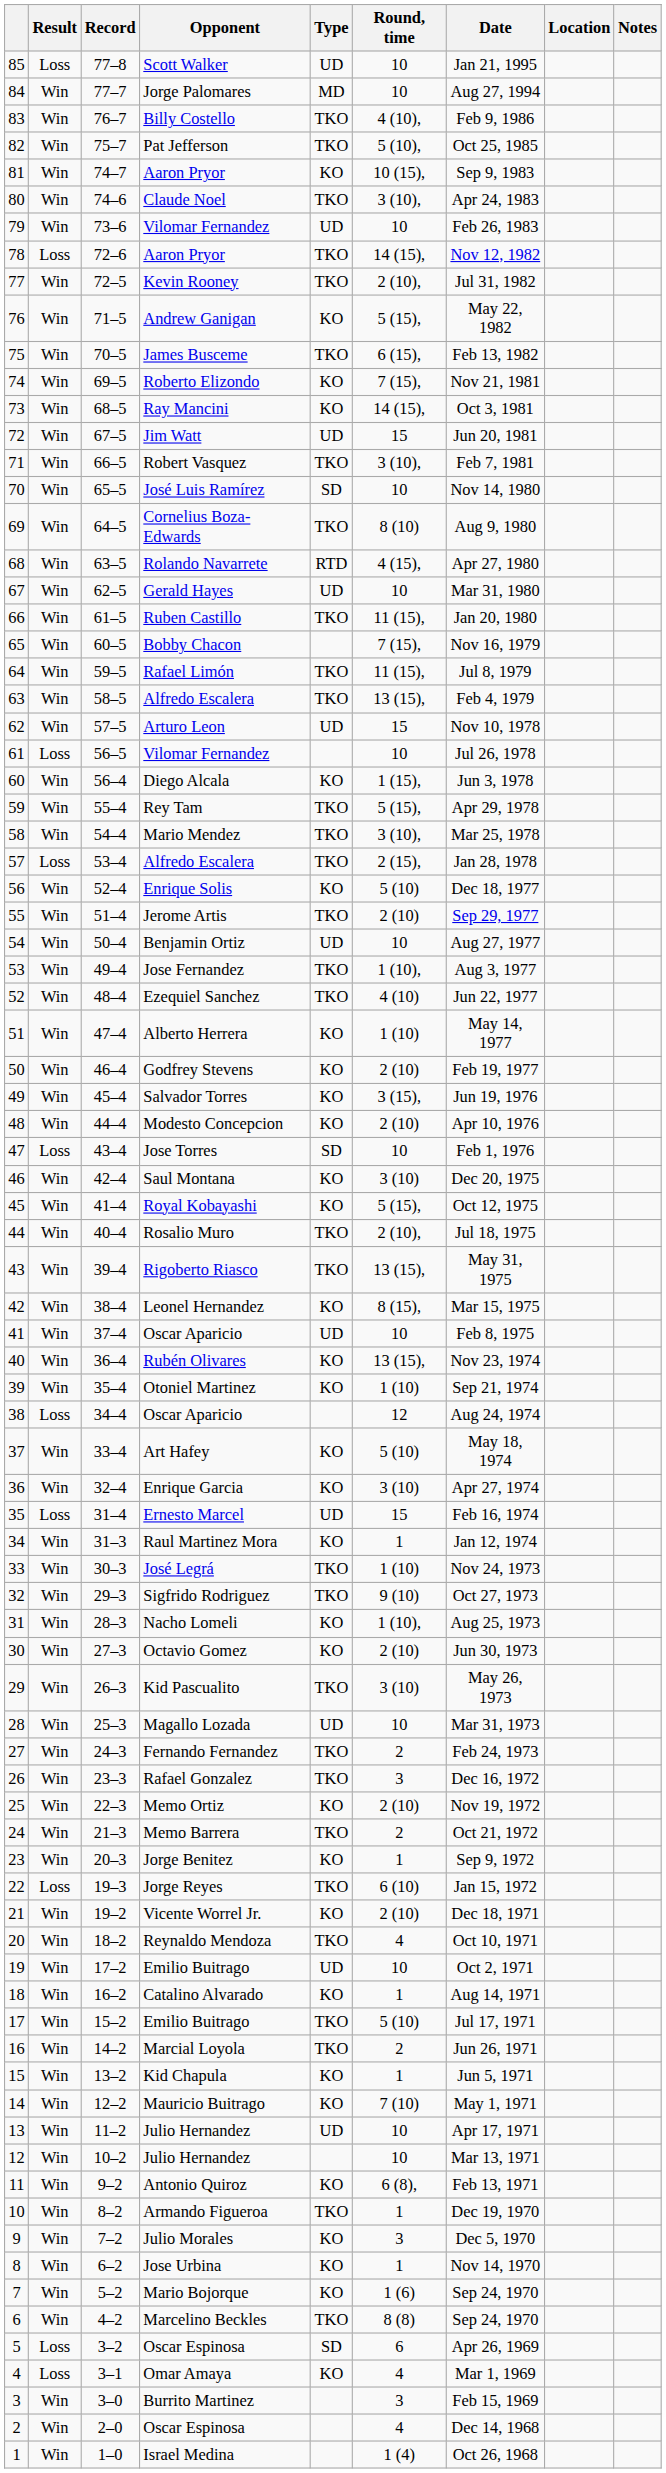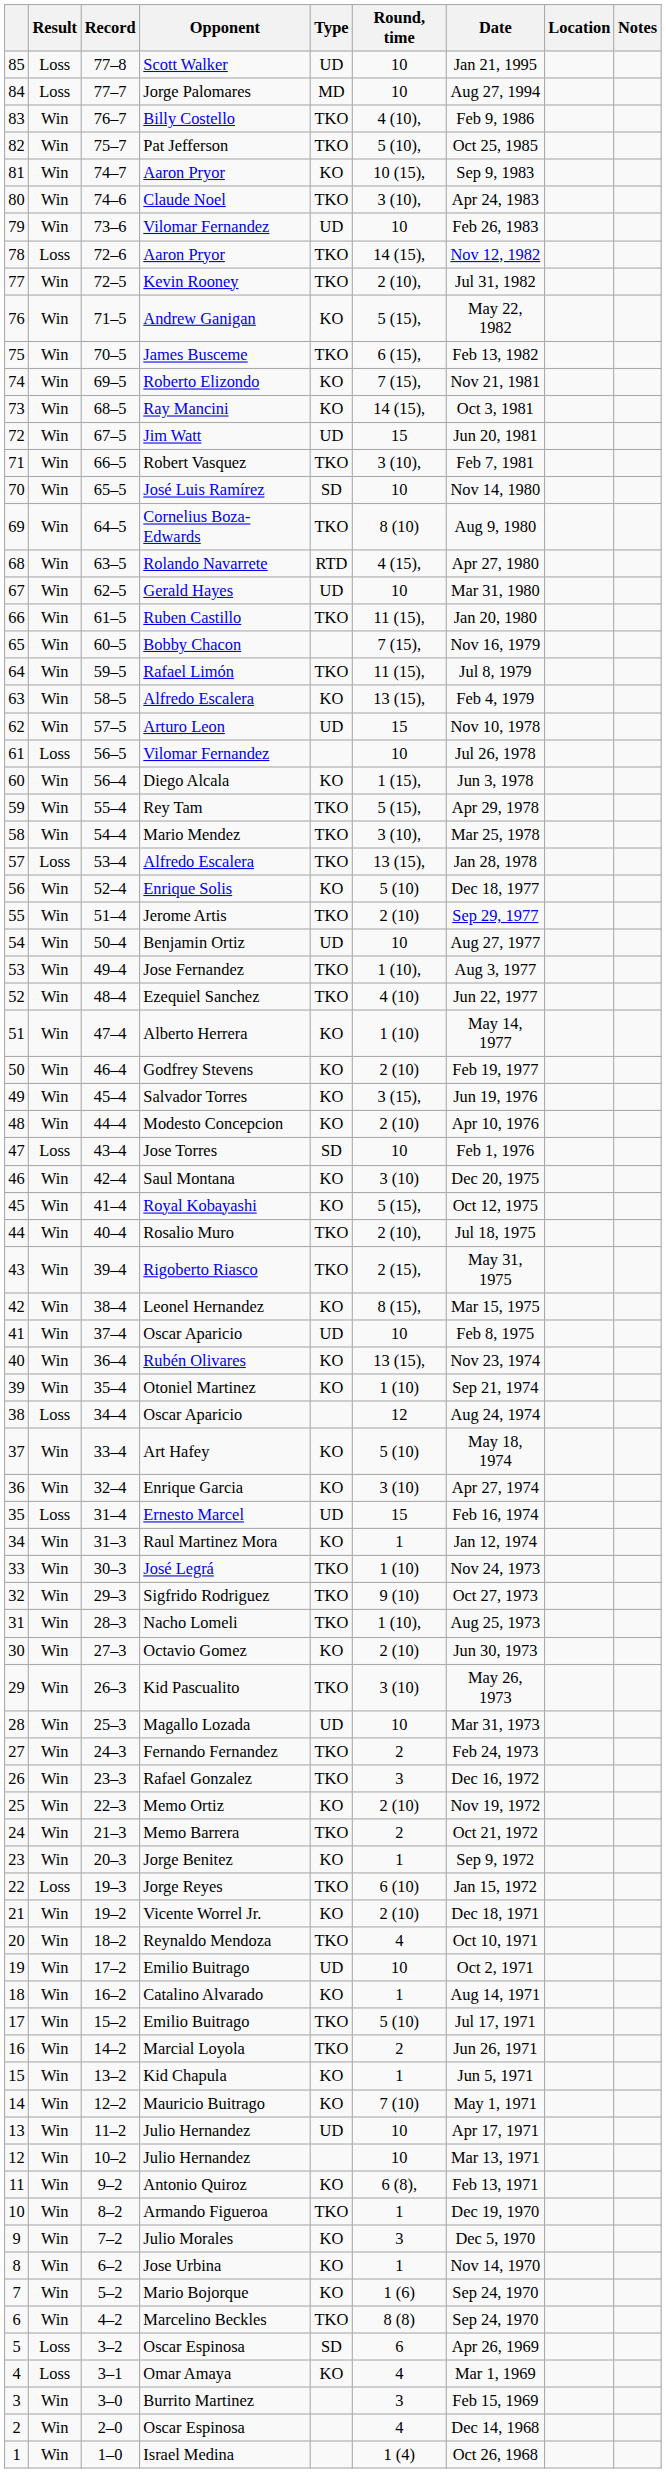(55, 91) Win -> (55, 91) Loss
(331, 699) TKO -> (331, 699) KO
(399, 861) 2 (15), -> (399, 861) 13 (15),
(399, 1269) 13 (15), -> (399, 1269) 2 (15),
(331, 1623) KO -> (331, 1623) TKO
